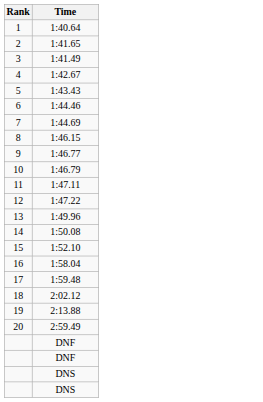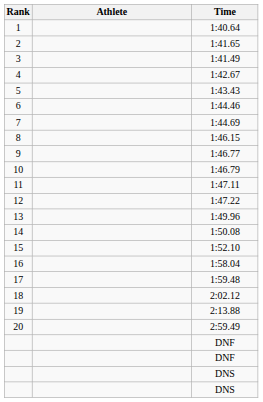+ column: (112, 12)
